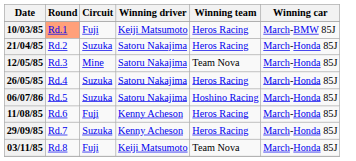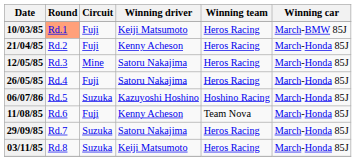(97, 47) Suzuka -> (90, 47) Fuji
(153, 47) Satoru Nakajima -> (151, 47) Kenny Acheson
(216, 63) Team Nova -> (232, 63) Heros Racing
(97, 80) Suzuka -> (90, 80) Fuji
(153, 97) Satoru Nakajima -> (158, 97) Kazuyoshi Hoshino
(220, 114) Heros Racing -> (227, 114) Team Nova
(151, 131) Kenny Acheson -> (153, 131) Satoru Nakajima
(90, 148) Fuji -> (97, 148) Suzuka
(216, 148) Team Nova -> (232, 148) Heros Racing
